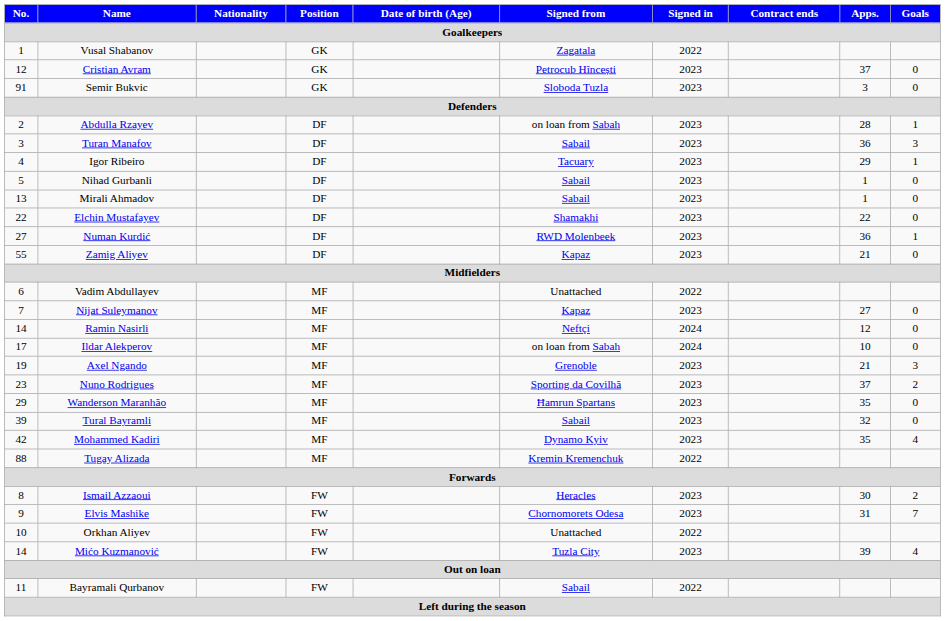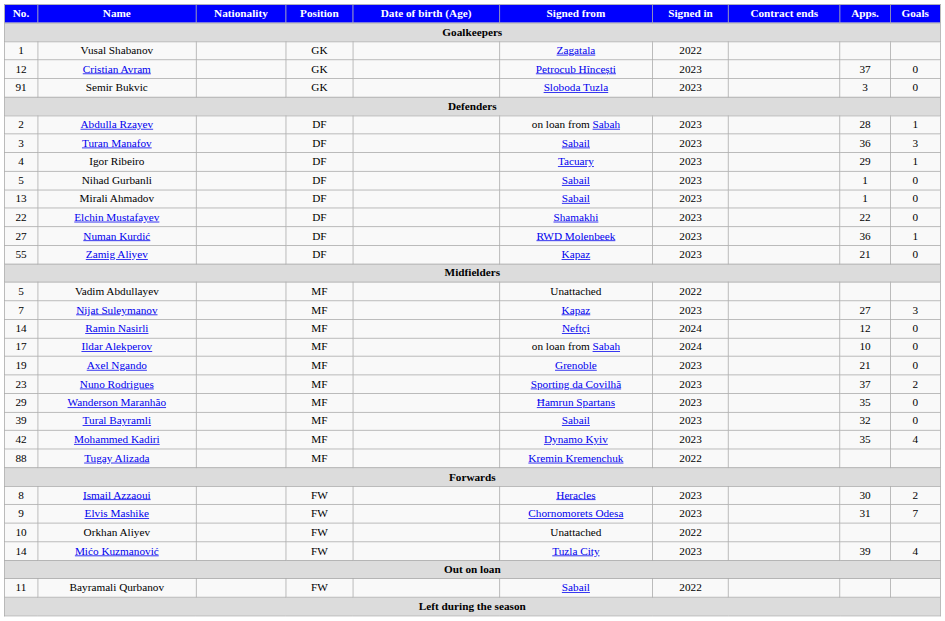(21, 292) 6 -> (21, 292) 5
(915, 310) 0 -> (915, 310) 3
(915, 366) 3 -> (915, 366) 0
